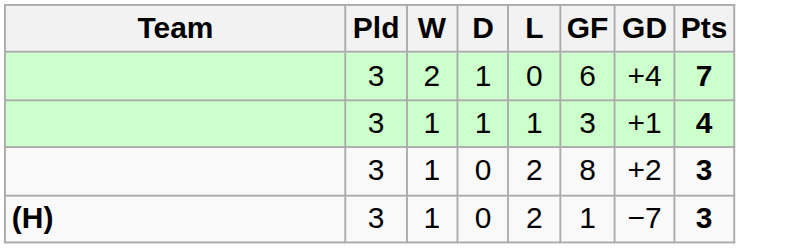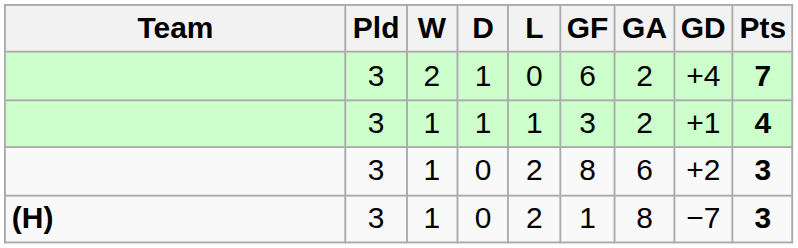+ column: (645, 28)
